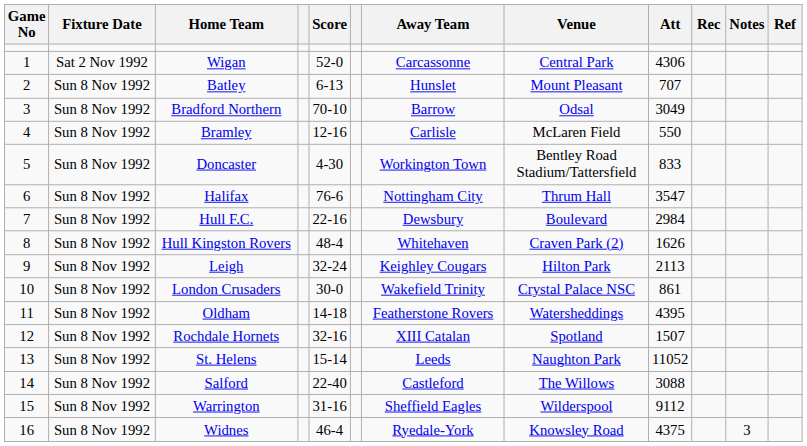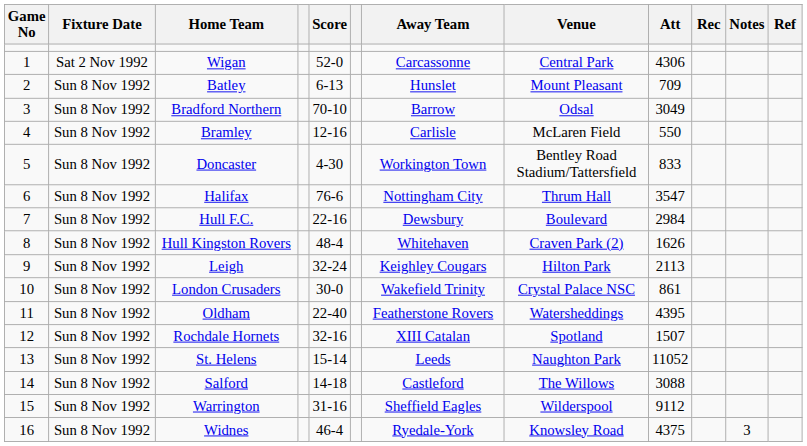(670, 86) 707 -> (670, 86) 709
(330, 312) 14-18 -> (330, 312) 22-40
(330, 382) 22-40 -> (330, 382) 14-18
